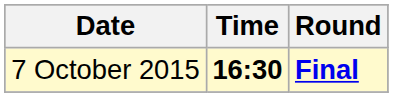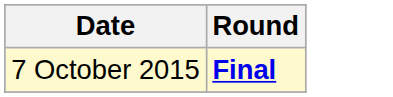- column: (247, 26)
